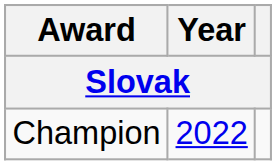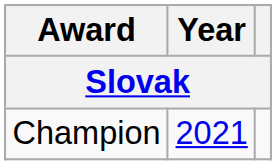(212, 133) 2022 -> (212, 133) 2021
